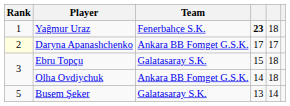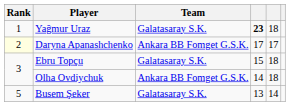(172, 28) Fenerbahçe S.K. -> (172, 28) Galatasaray S.K.
